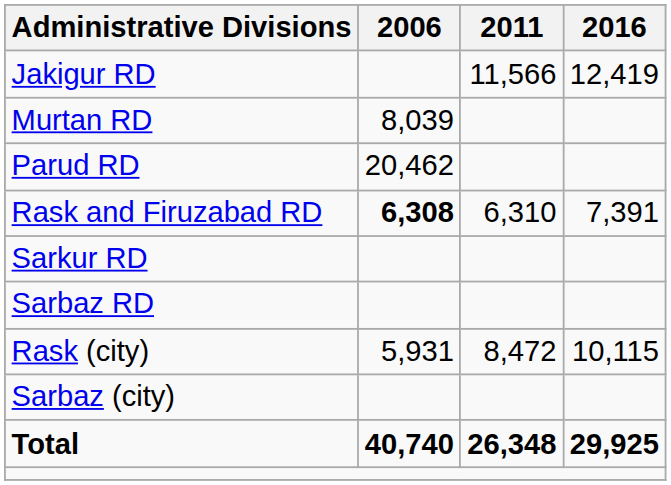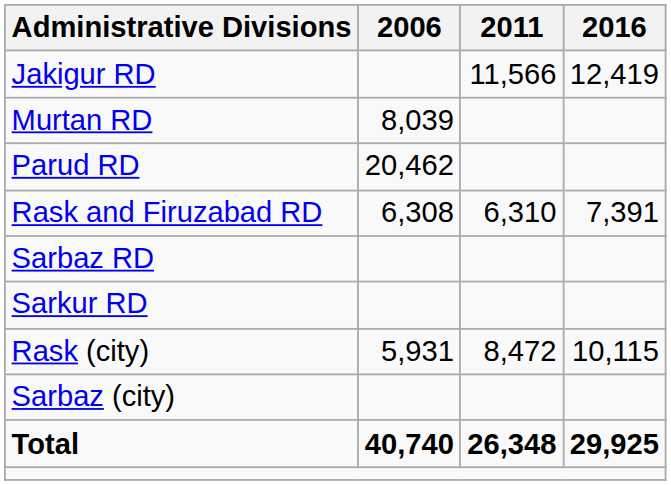(417, 212) bold -> (417, 212) normal
rows swapped: (83, 304) <-> (80, 258)
